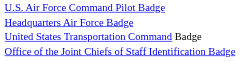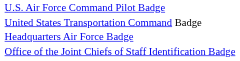rows swapped: (69, 22) <-> (103, 37)
